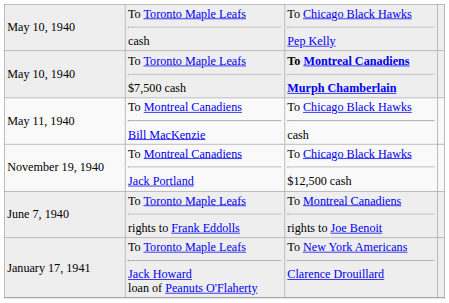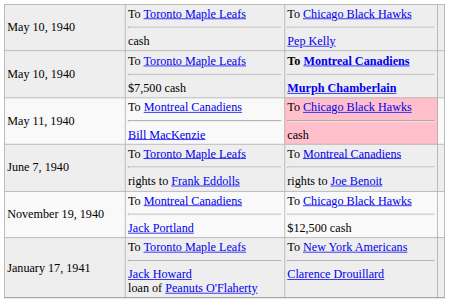(361, 121) no background -> (361, 121) pink background
rows swapped: (38, 214) <-> (56, 167)
